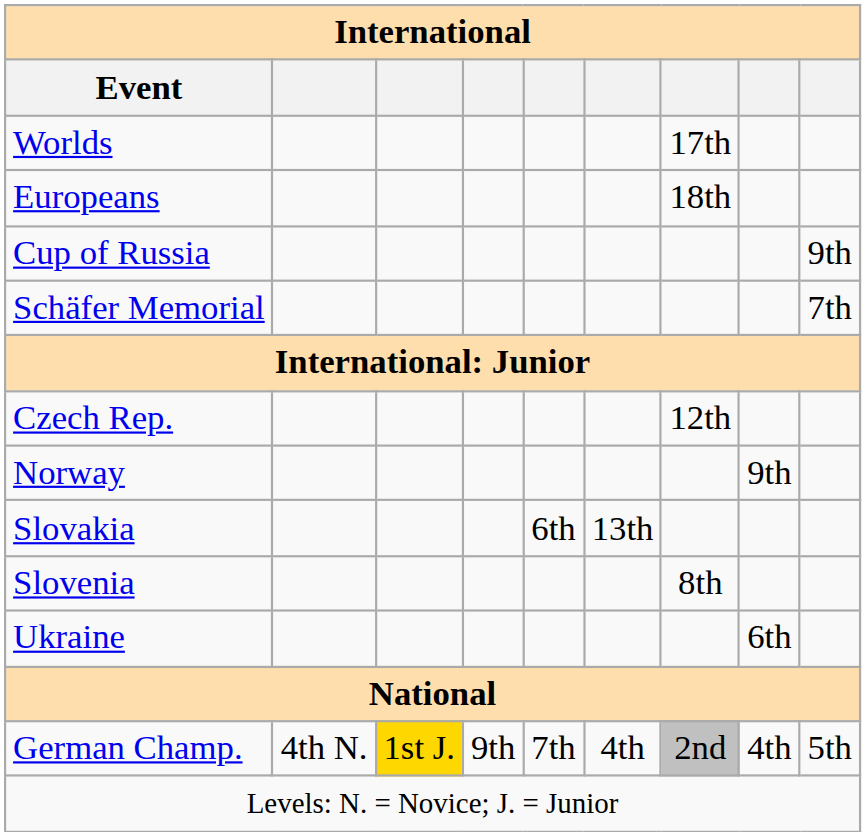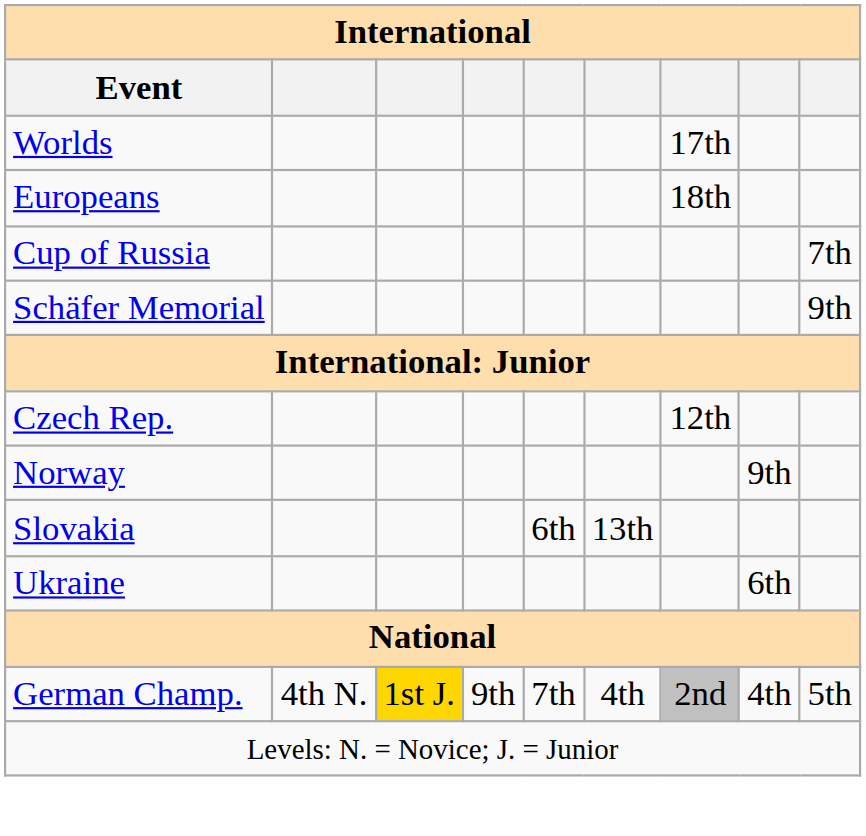(830, 252) 9th -> (830, 252) 7th
(830, 307) 7th -> (830, 307) 9th
- row: (74, 582)
